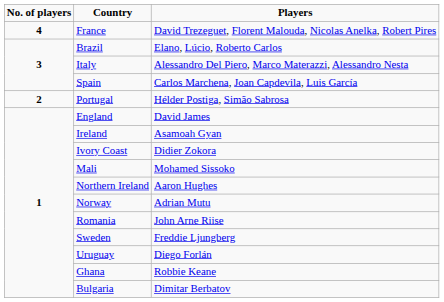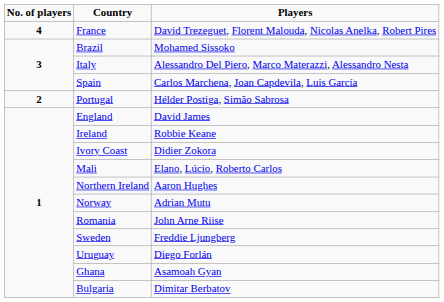(218, 47) Elano, Lúcio, Roberto Carlos -> (194, 47) Mohamed Sissoko
(188, 133) Asamoah Gyan -> (185, 133) Robbie Keane
(194, 168) Mohamed Sissoko -> (218, 168) Elano, Lúcio, Roberto Carlos
(185, 271) Robbie Keane -> (188, 271) Asamoah Gyan
